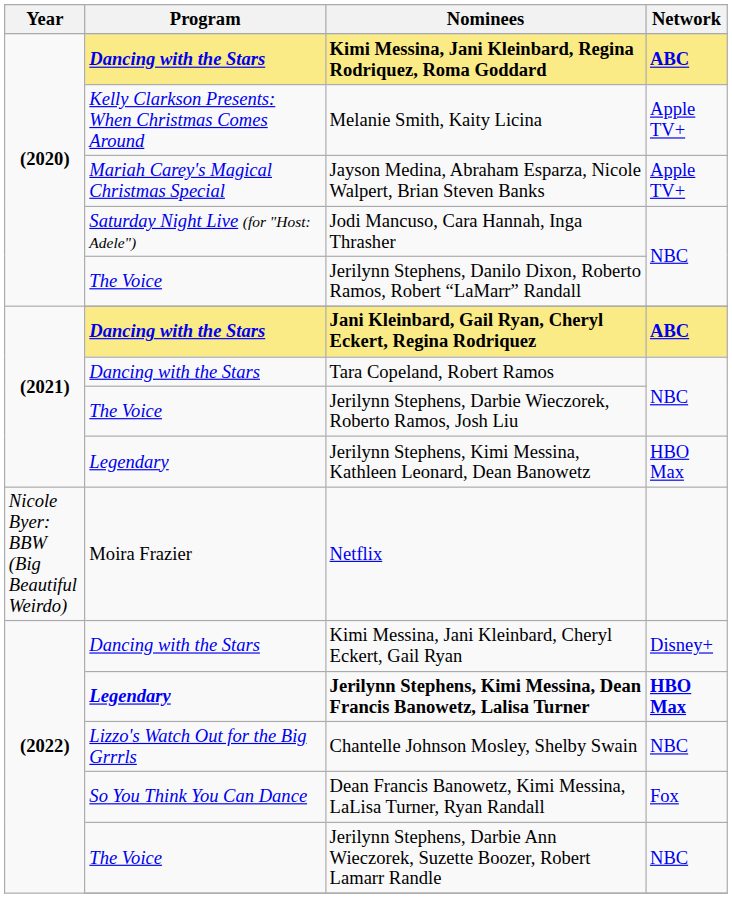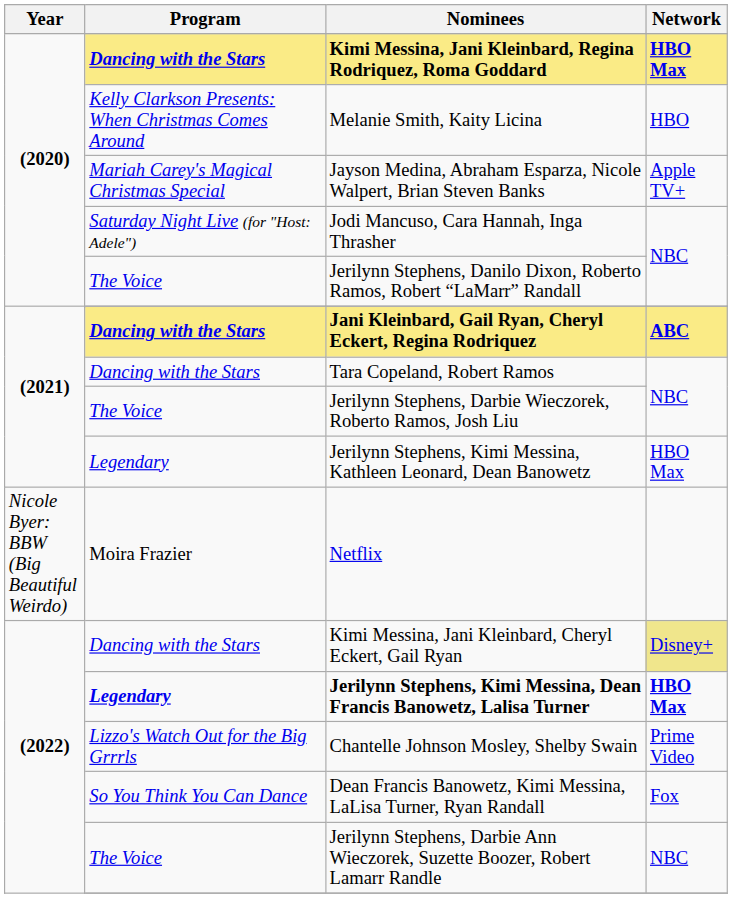(670, 59) ABC -> (671, 59) HBO Max
(673, 119) Apple TV+ -> (670, 119) HBO
(682, 645) no background -> (682, 645) khaki background
(669, 746) NBC -> (672, 746) Prime Video
